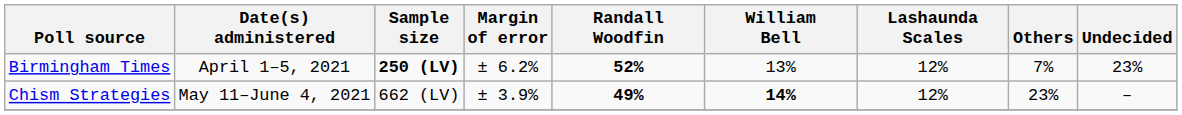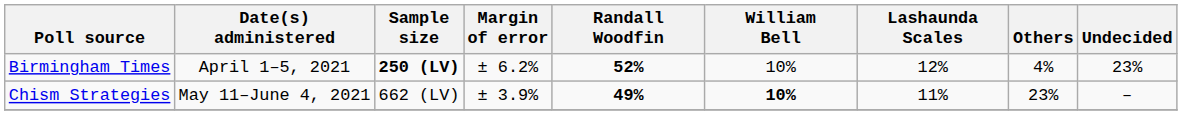(781, 67) 13% -> (781, 67) 10%
(1043, 67) 7% -> (1043, 67) 4%
(781, 95) 14% -> (781, 95) 10%
(933, 95) 12% -> (933, 95) 11%
